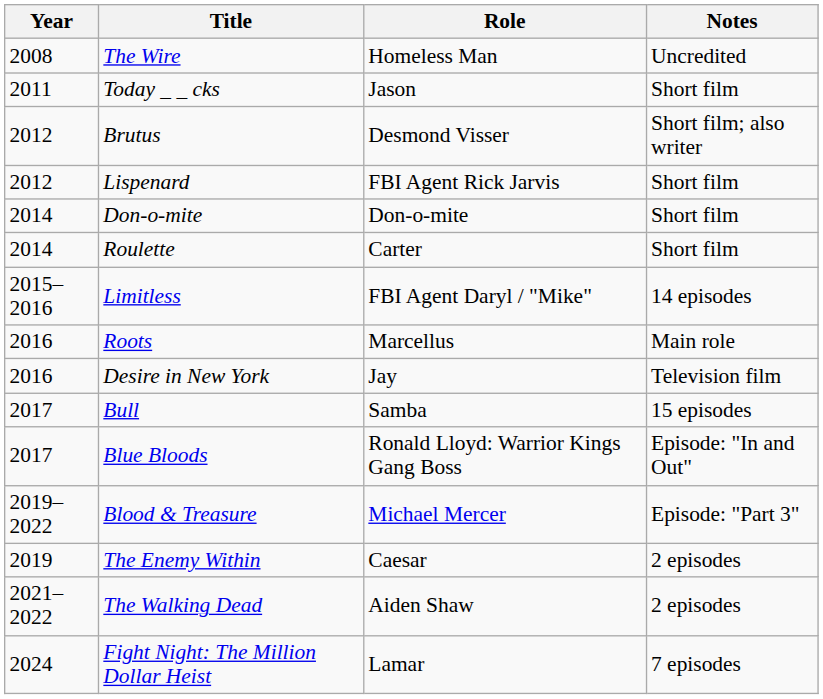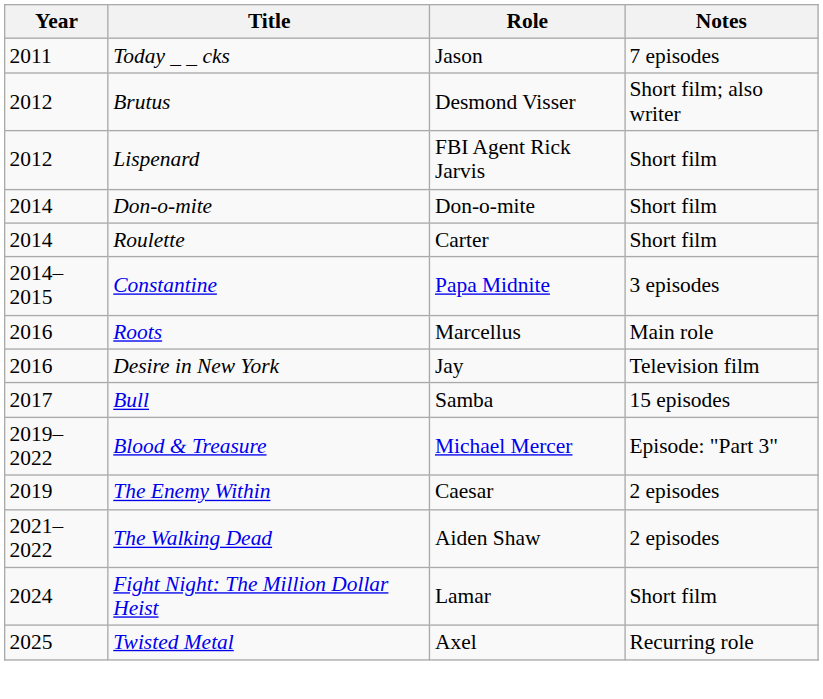- row: (142, 55)
(695, 89) Short film -> (674, 55) 7 episodes
+ row: (165, 285)
- row: (142, 295)
- row: (155, 455)
(696, 664) 7 episodes -> (673, 596) Short film
+ row: (174, 642)
